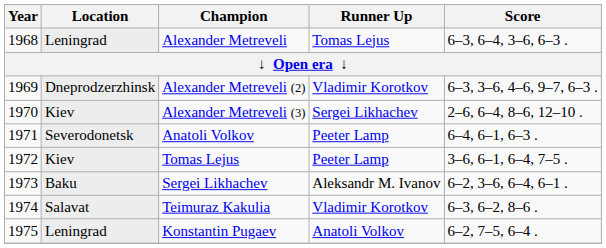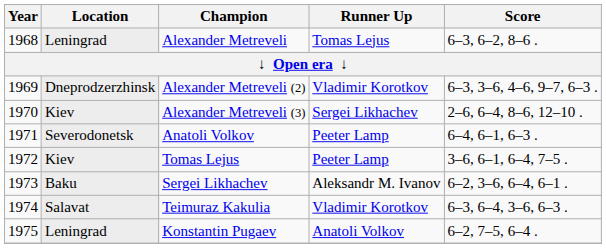(508, 40) 6–3, 6–4, 3–6, 6–3 . -> (493, 40) 6–3, 6–2, 8–6 .
(493, 207) 6–3, 6–2, 8–6 . -> (508, 207) 6–3, 6–4, 3–6, 6–3 .
